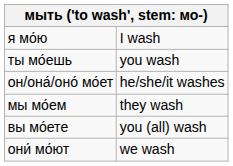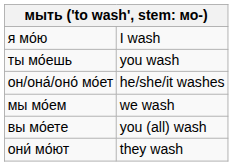(151, 104) they wash -> (147, 104) we wash
(147, 149) we wash -> (151, 149) they wash
